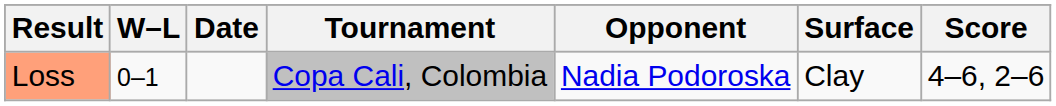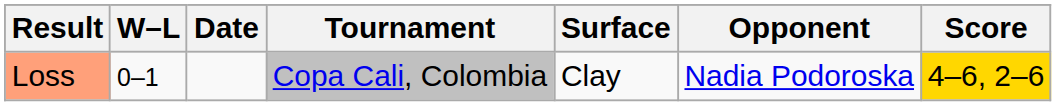columns swapped: (859, 28) <-> (676, 28)
(986, 75) no background -> (986, 75) gold background
